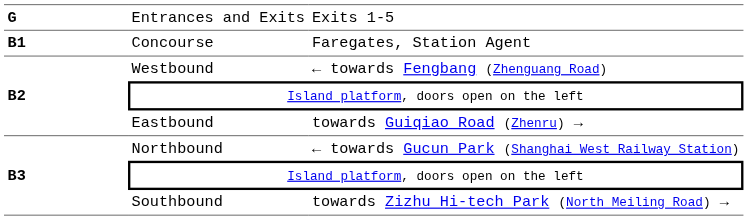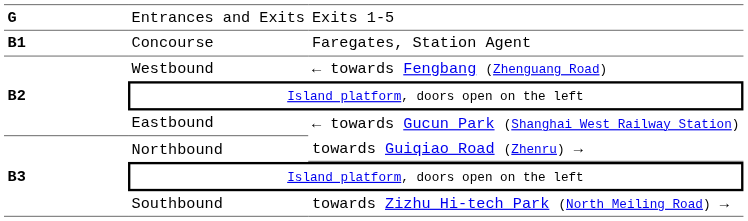(447, 123) towards Guiqiao Road (Zhenru) → -> (526, 123) ← towards Gucun Park (Shanghai West Railway Station)
(526, 148) ← towards Gucun Park (Shanghai West Railway Station) -> (447, 148) towards Guiqiao Road (Zhenru) →
